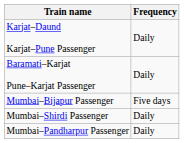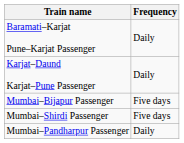rows swapped: (51, 38) <-> (51, 74)
(144, 116) Daily -> (152, 116) Five days
